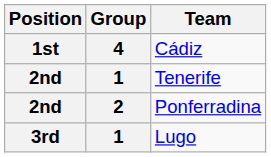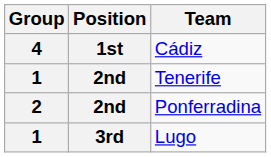columns swapped: (118, 19) <-> (45, 19)
